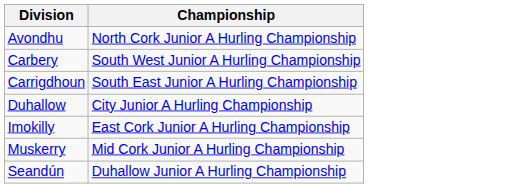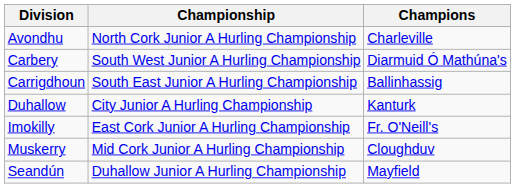+ column: (437, 15)
